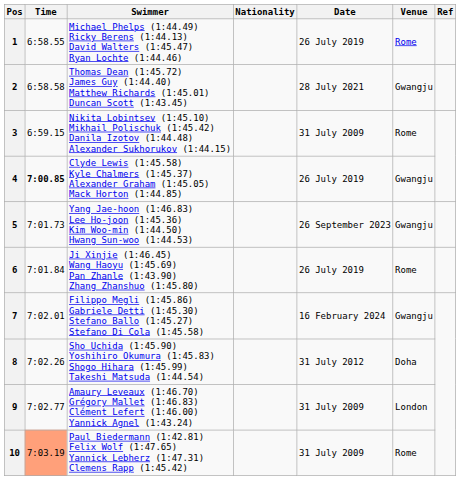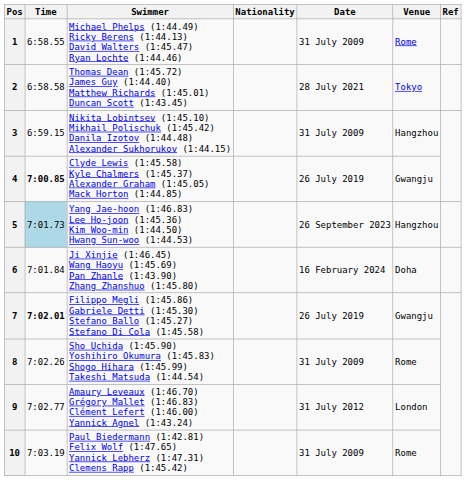(331, 42) 26 July 2019 -> (331, 42) 31 July 2009
(414, 87) Gwangju -> (409, 87) Tokyo
(406, 133) Rome -> (417, 133) Hangzhou
(46, 224) no background -> (46, 224) lightblue background
(414, 224) Gwangju -> (417, 224) Hangzhou
(331, 270) 26 July 2019 -> (342, 270) 16 February 2024
(406, 270) Rome -> (406, 270) Doha
(46, 316) normal -> (46, 316) bold
(342, 316) 16 February 2024 -> (331, 316) 26 July 2019
(331, 361) 31 July 2012 -> (331, 361) 31 July 2009
(406, 361) Doha -> (406, 361) Rome
(331, 407) 31 July 2009 -> (331, 407) 31 July 2012
(46, 453) lightsalmon background -> (46, 453) no background
